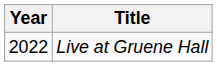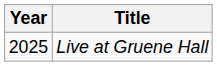(28, 46) 2022 -> (28, 46) 2025
